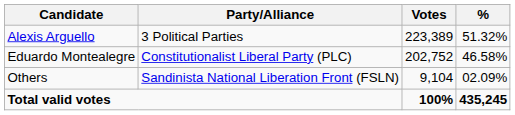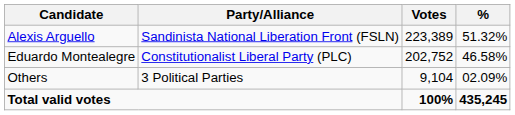(192, 36) 3 Political Parties -> (270, 36) Sandinista National Liberation Front (FSLN)
(270, 78) Sandinista National Liberation Front (FSLN) -> (192, 78) 3 Political Parties
